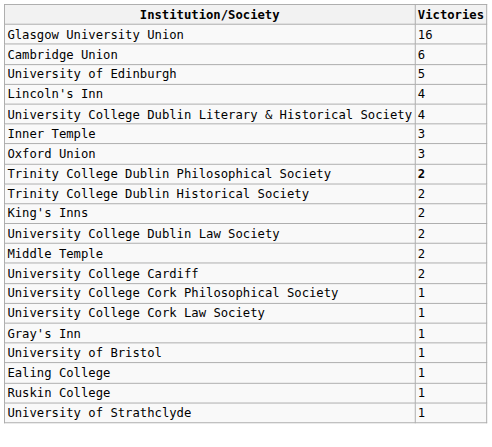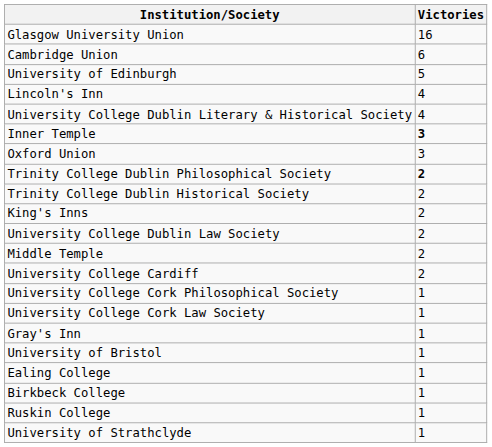(422, 134) normal -> (422, 134) bold
+ row: (66, 393)
